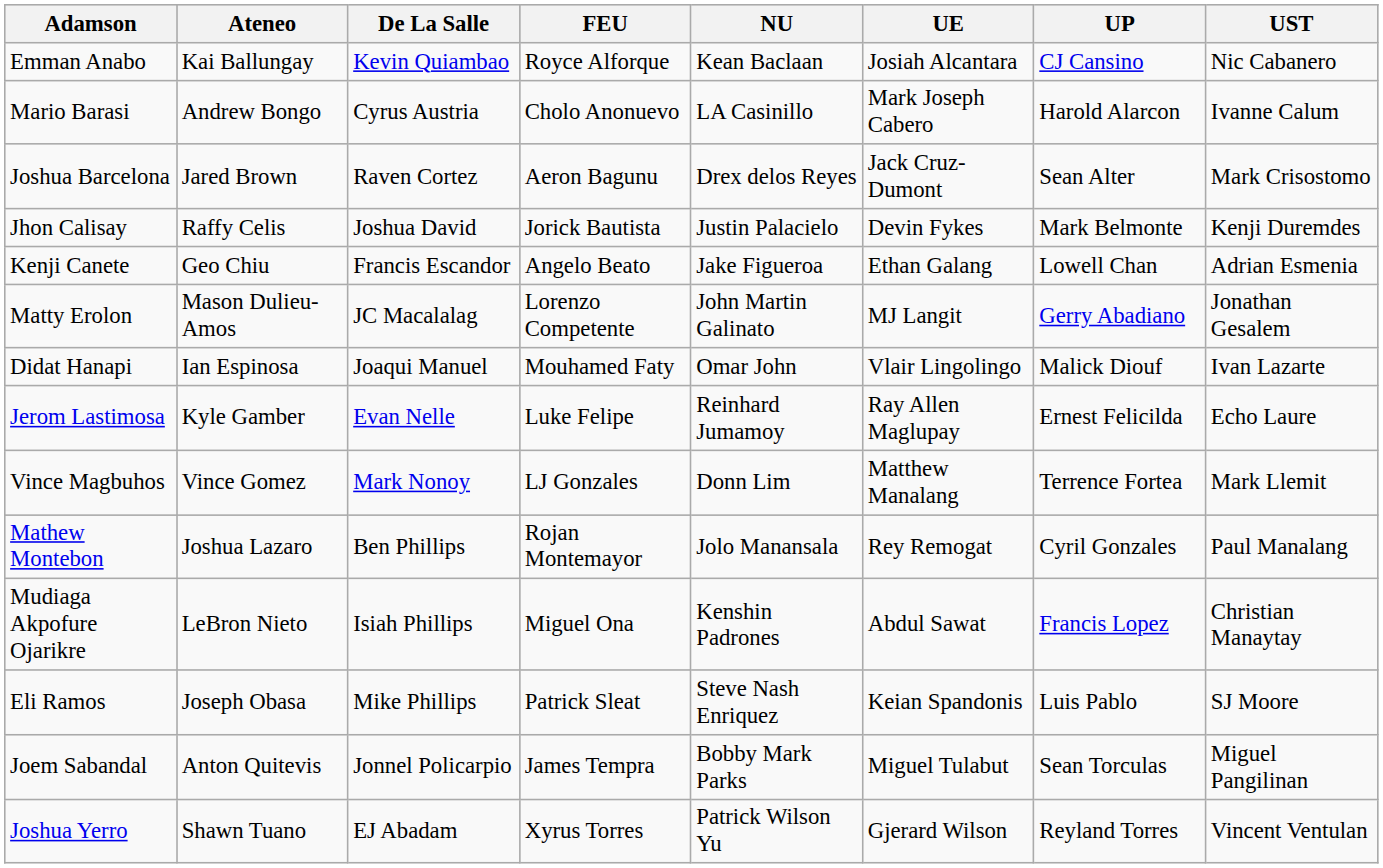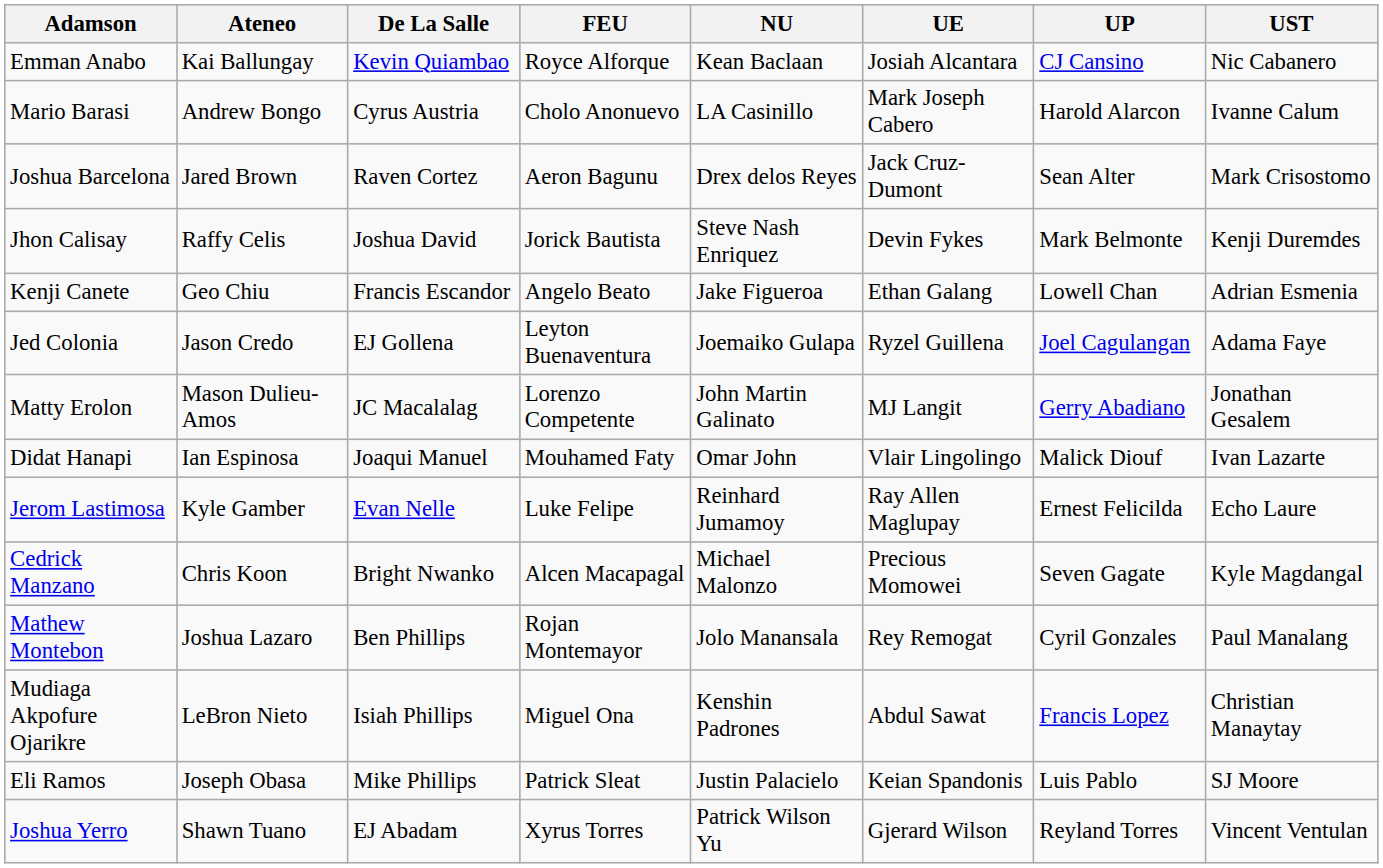(767, 227) Justin Palacielo -> (748, 240) Steve Nash Enriquez
+ row: (64, 342)
- row: (87, 482)
+ row: (52, 573)
(748, 702) Steve Nash Enriquez -> (767, 780) Justin Palacielo
- row: (79, 766)
